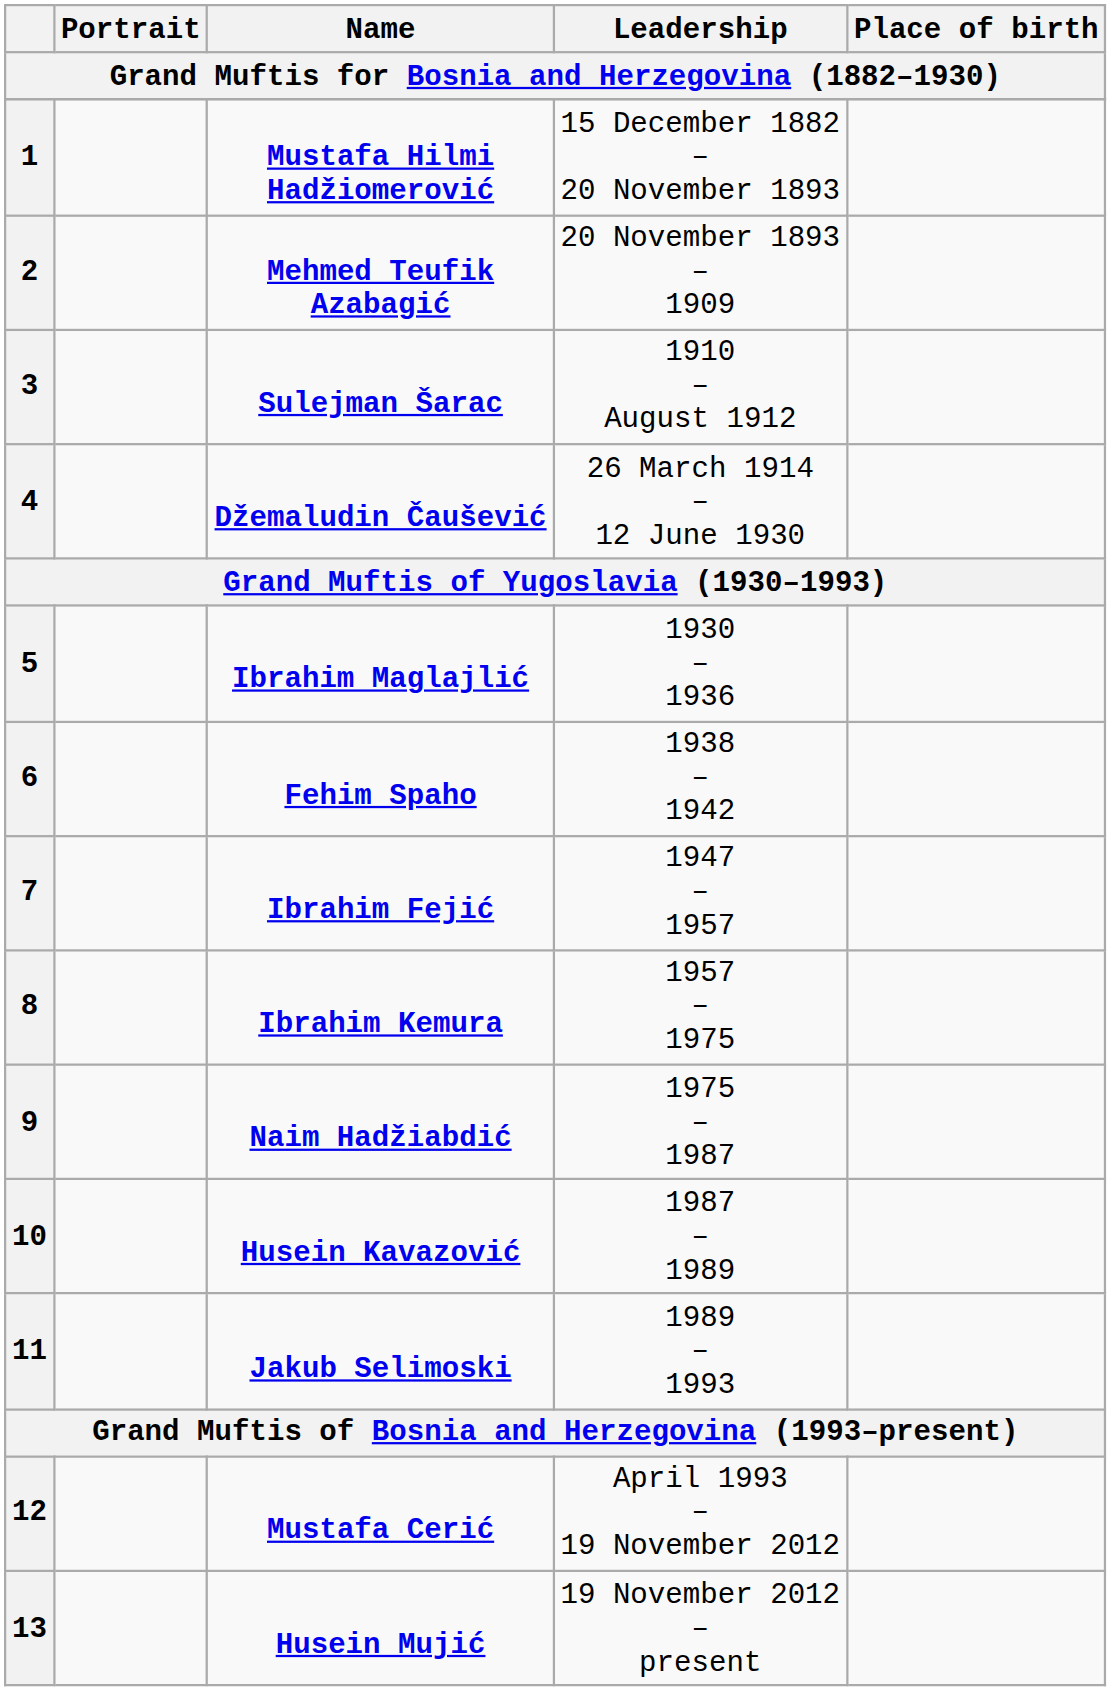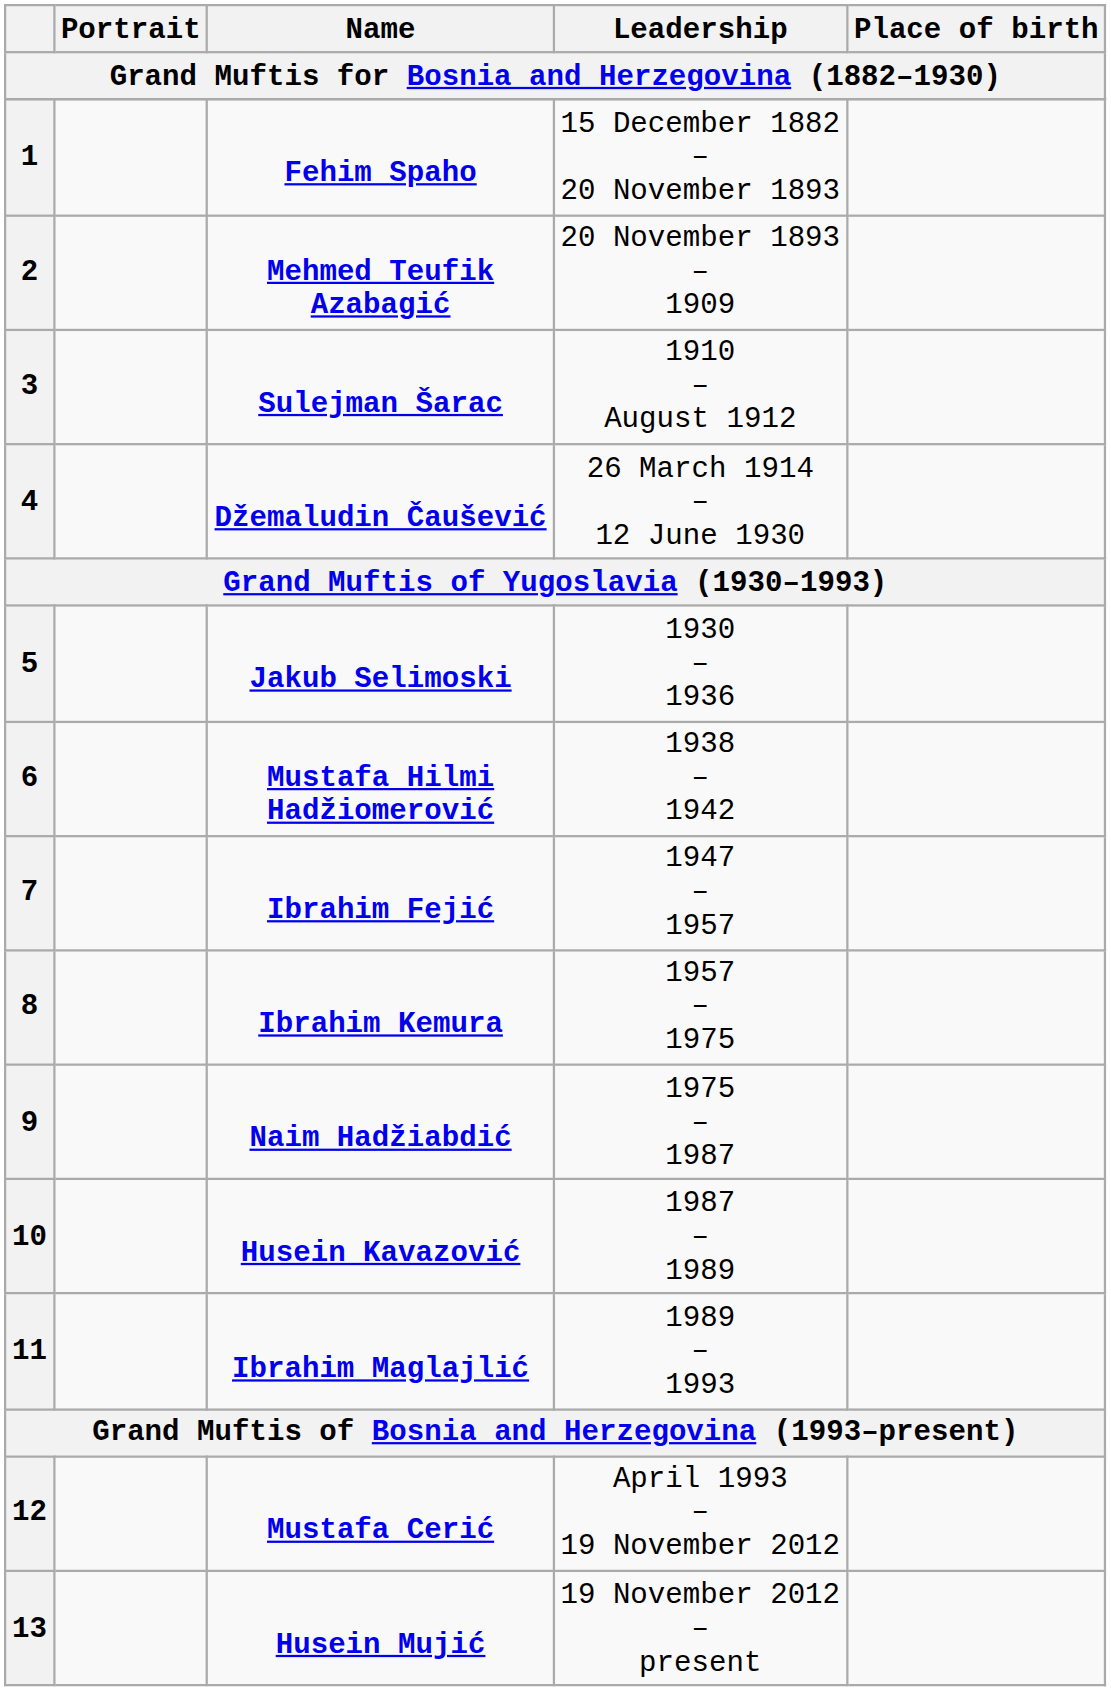(381, 174) Mustafa Hilmi Hadžiomerović -> (381, 174) Fehim Spaho
(381, 680) Ibrahim Maglajlić -> (381, 680) Jakub Selimoski
(381, 795) Fehim Spaho -> (381, 795) Mustafa Hilmi Hadžiomerović
(381, 1368) Jakub Selimoski -> (381, 1368) Ibrahim Maglajlić
